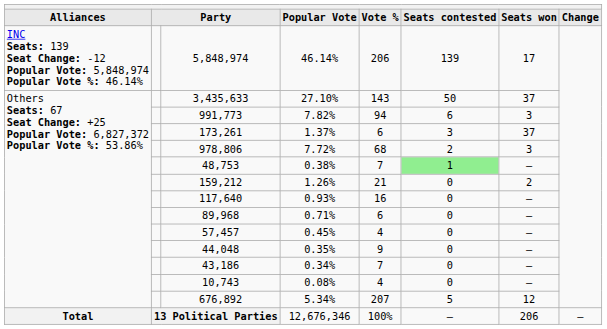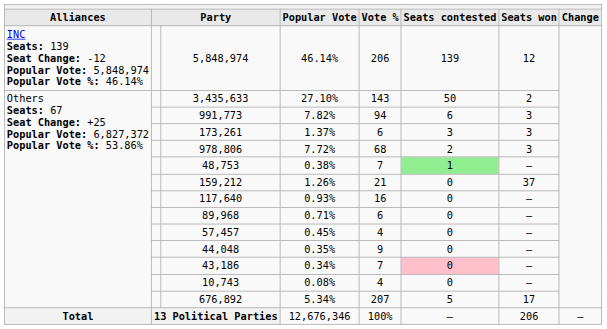(529, 58) 17 -> (529, 58) 12
(529, 99) 37 -> (529, 99) 2
(529, 132) 37 -> (529, 132) 3
(529, 182) 2 -> (529, 182) 37
(450, 266) no background -> (450, 266) pink background
(529, 299) 12 -> (529, 299) 17
